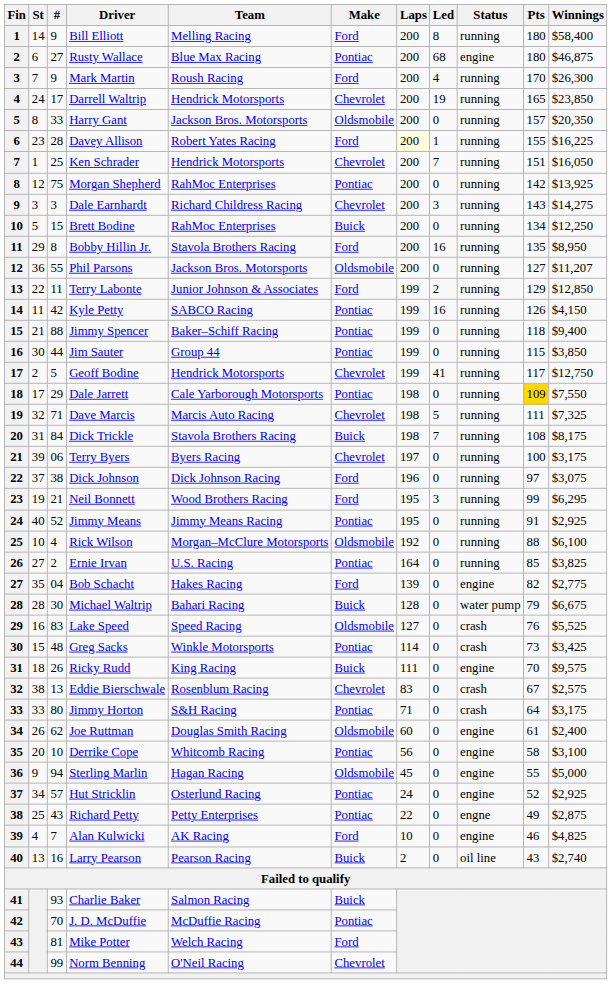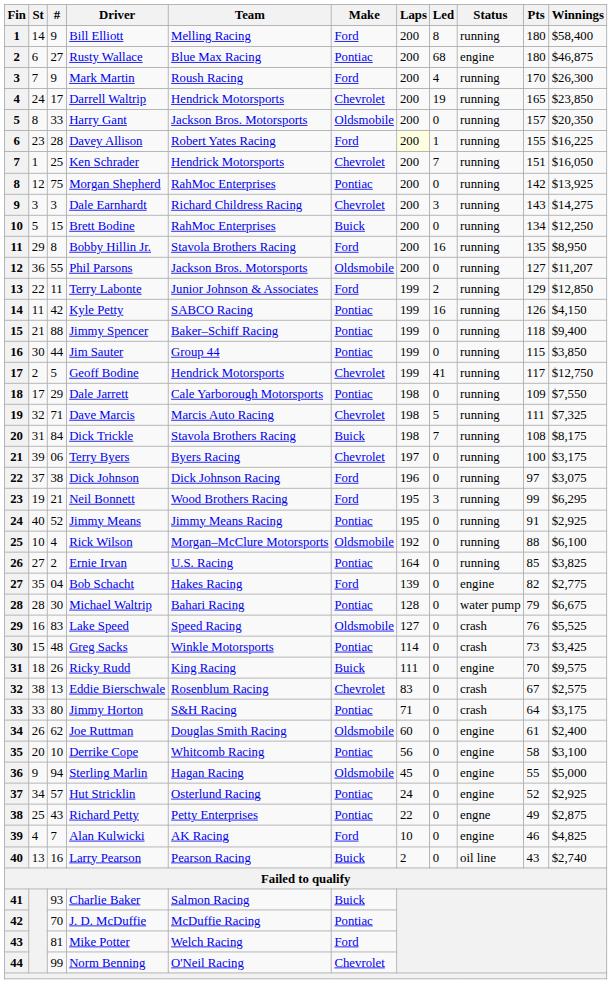(536, 394) gold background -> (536, 394) no background
(350, 604) Buick -> (354, 604) Pontiac
